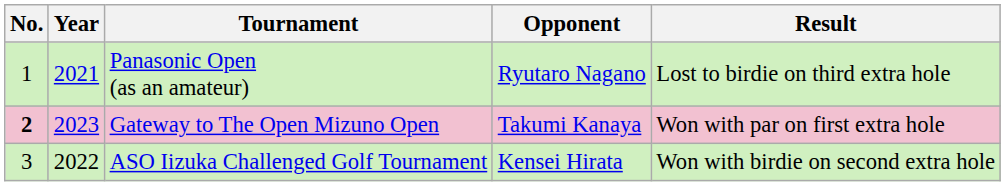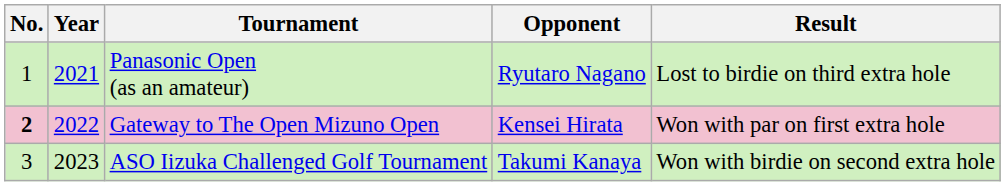(76, 124) 2023 -> (76, 124) 2022
(570, 124) Takumi Kanaya -> (560, 124) Kensei Hirata
(76, 162) 2022 -> (76, 162) 2023
(560, 162) Kensei Hirata -> (570, 162) Takumi Kanaya
